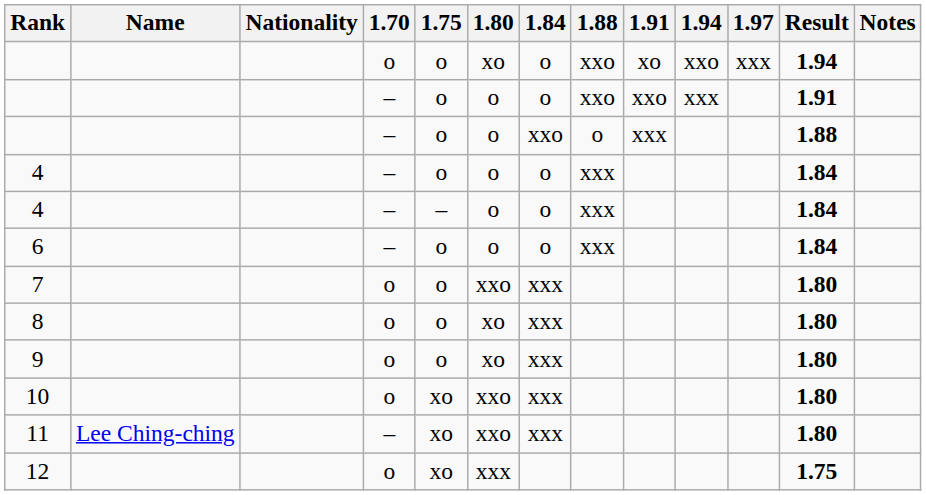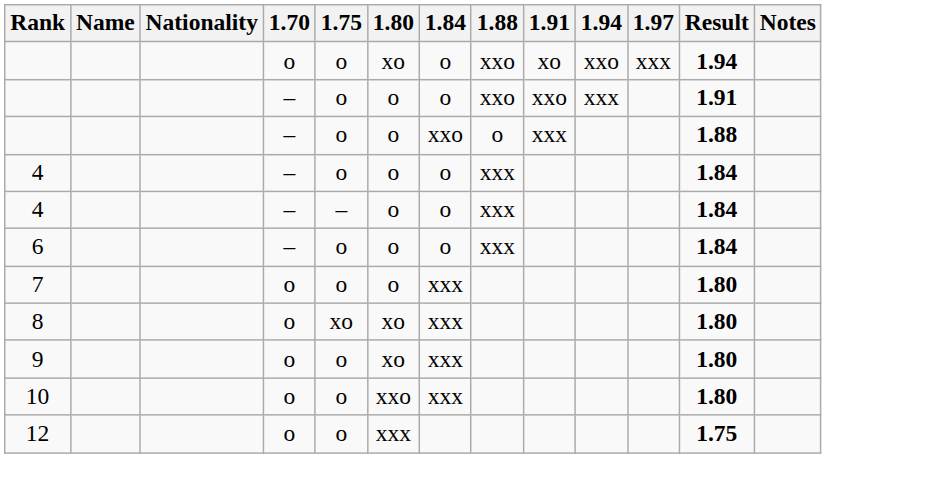(493, 284) xxo -> (393, 284) o
(441, 321) o -> (341, 321) xo
(441, 396) xo -> (341, 396) o
- row: (38, 433)
(441, 470) xo -> (341, 433) o
